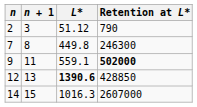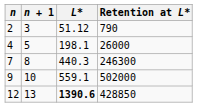+ row: (10, 45)
(74, 45) 449.8 -> (74, 61) 440.3
(30, 61) 11 -> (30, 78) 10
(118, 61) bold -> (118, 78) normal
- row: (13, 94)
